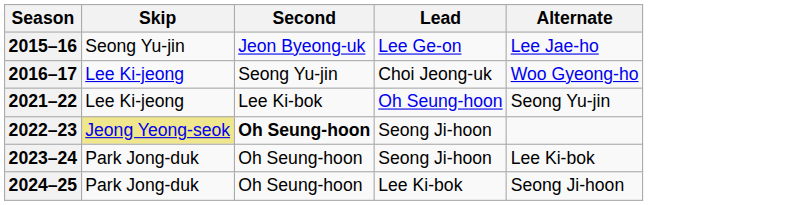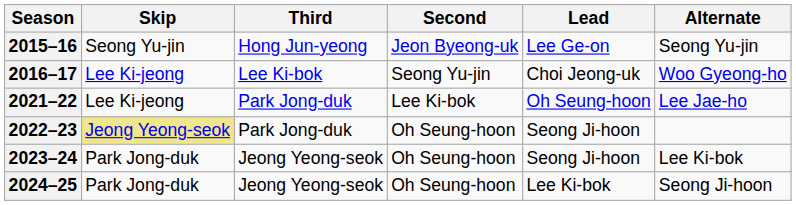+ column: (311, 18)
(555, 46) Lee Jae-ho -> (709, 46) Seong Yu-jin
(560, 102) Seong Yu-jin -> (703, 102) Lee Jae-ho
(304, 130) bold -> (453, 130) normal
